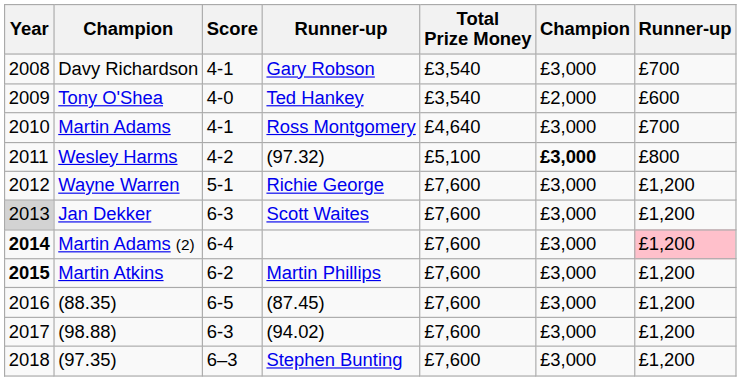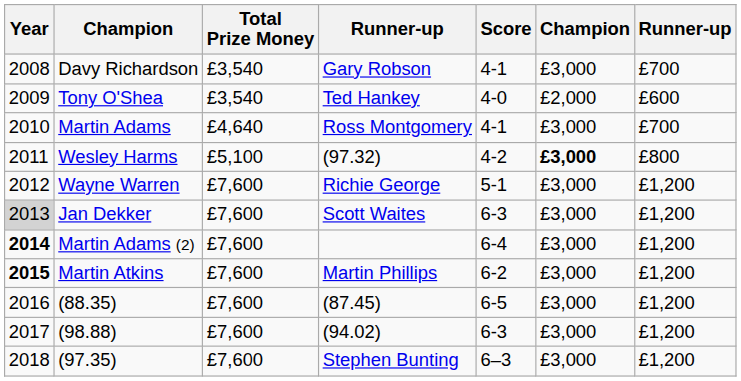columns swapped: (232, 29) <-> (478, 29)
(667, 244) pink background -> (667, 244) no background
